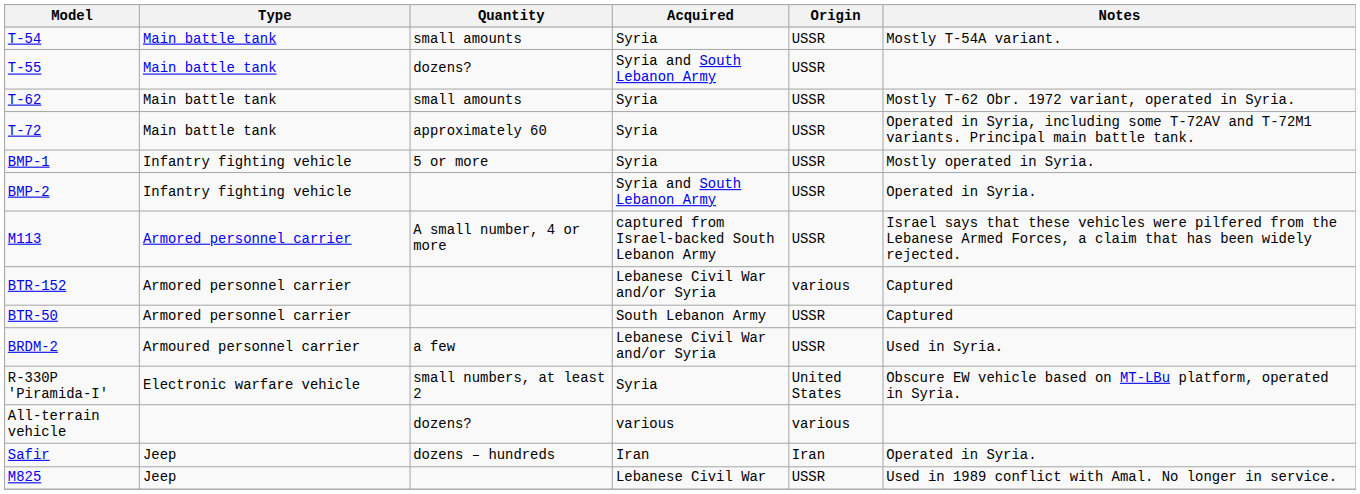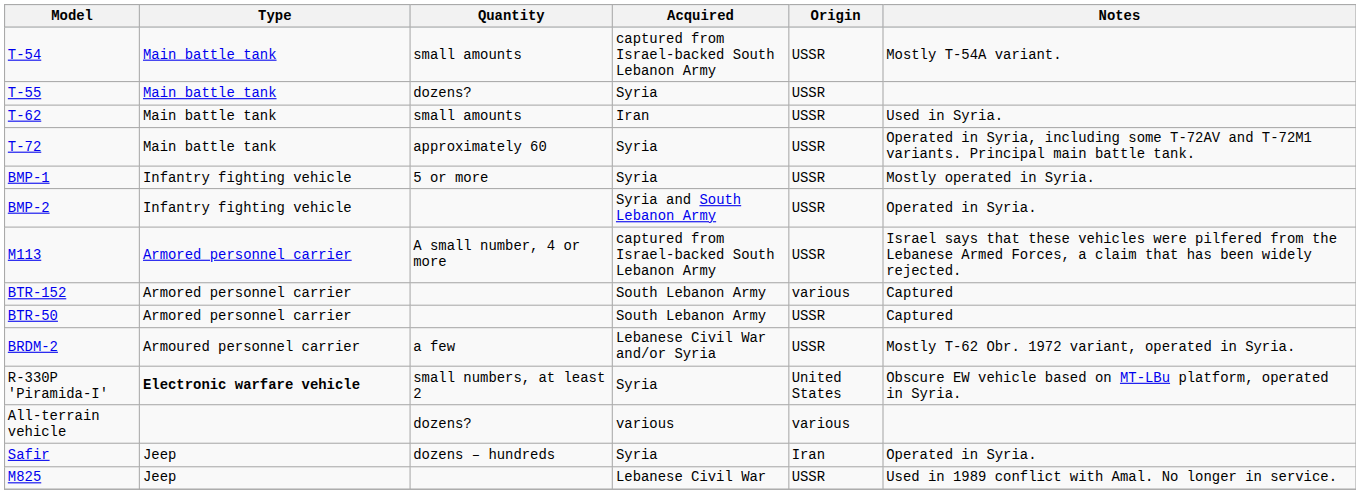(637, 39) Syria -> (695, 55) captured from Israel-backed South Lebanon Army
(679, 69) Syria and South Lebanon Army -> (637, 93) Syria
(637, 100) Syria -> (633, 116) Iran
(1091, 100) Mostly T-62 Obr. 1972 variant, operated in Syria. -> (945, 116) Used in Syria.
(691, 286) Lebanese Civil War and/or Syria -> (691, 294) South Lebanon Army
(945, 347) Used in Syria. -> (1091, 347) Mostly T-62 Obr. 1972 variant, operated in Syria.
(252, 386) normal -> (252, 386) bold
(633, 455) Iran -> (637, 455) Syria
